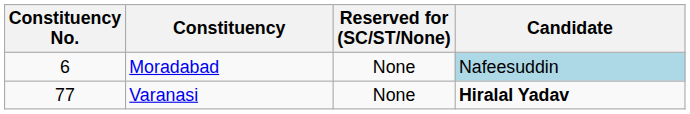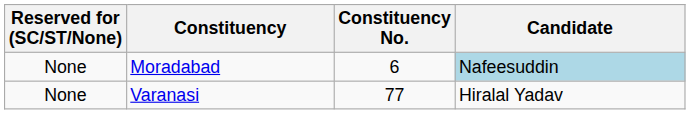columns swapped: (65, 28) <-> (394, 28)
(514, 94) bold -> (511, 94) normal
